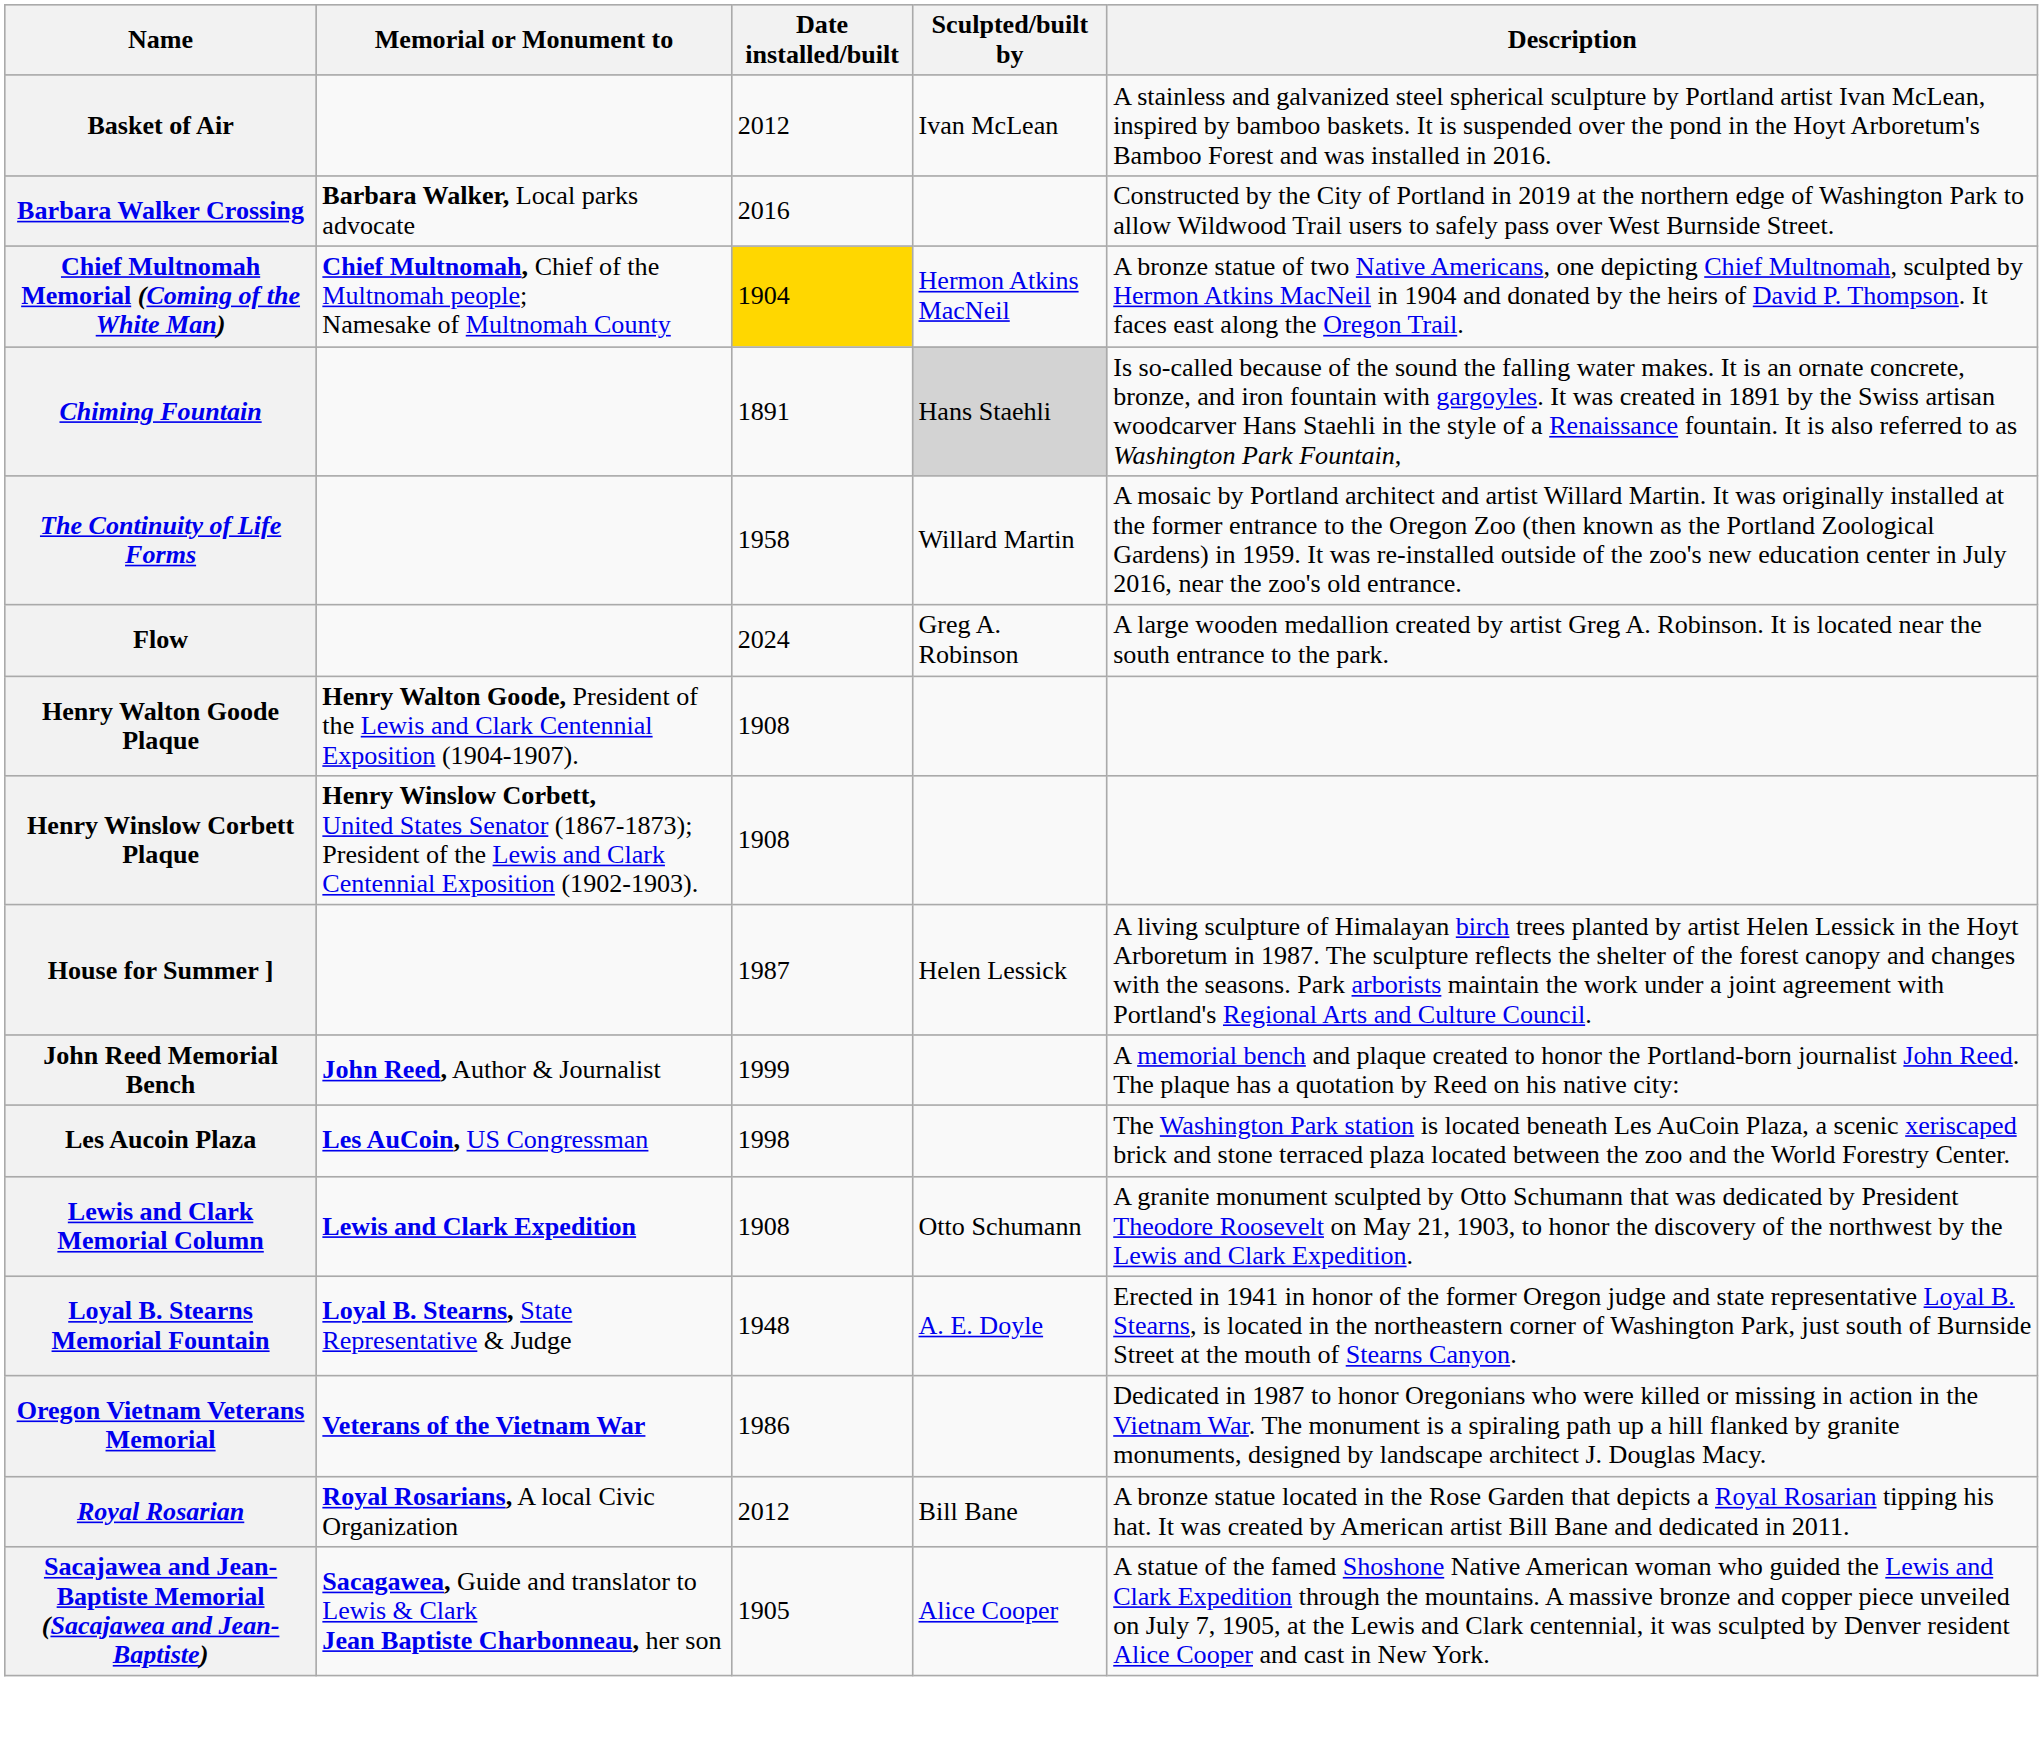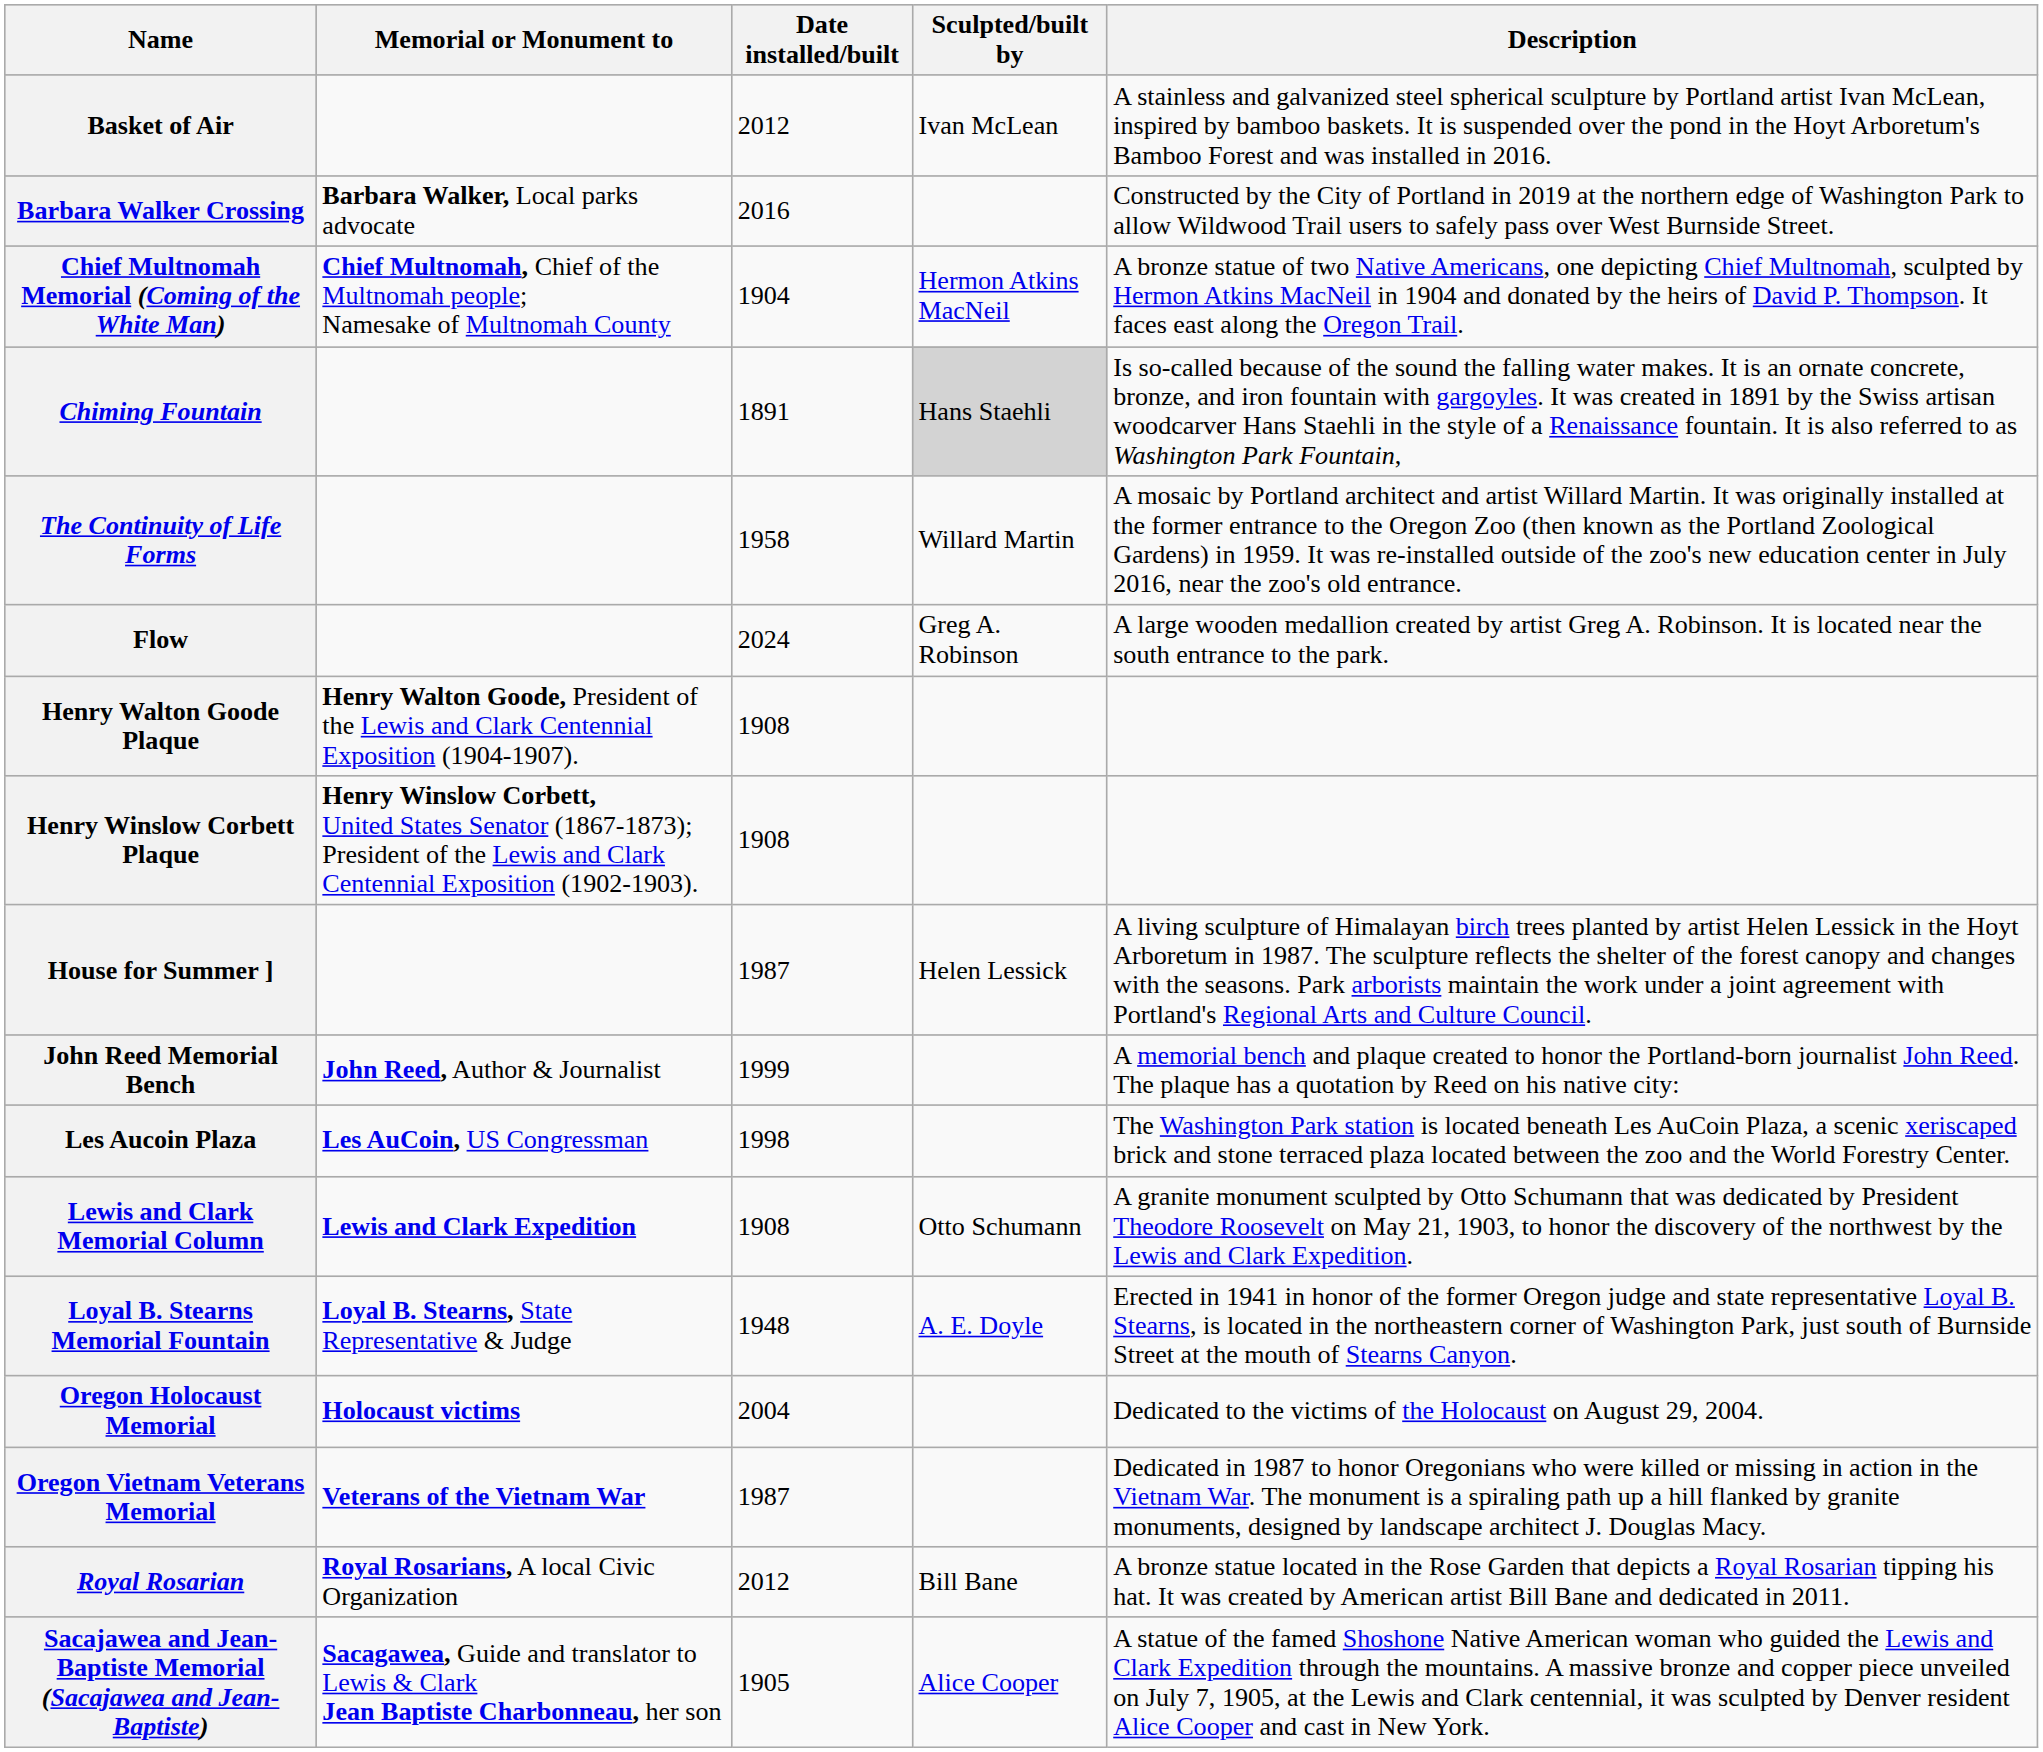(764, 295) gold background -> (764, 295) no background
+ row: (161, 1411)
(764, 1425) 1986 -> (764, 1496) 1987
